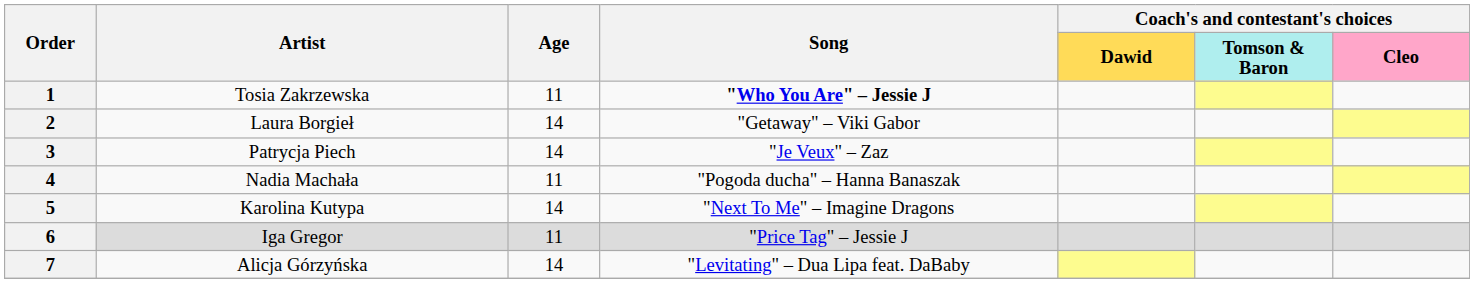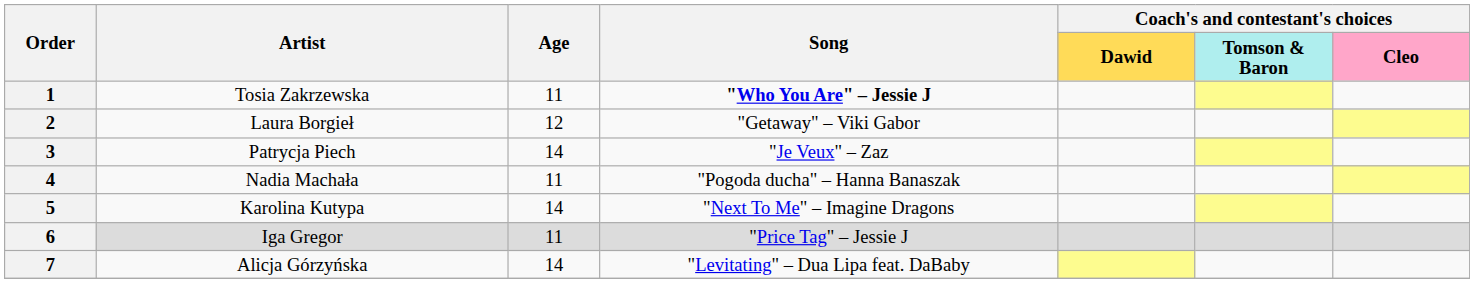(554, 123) 14 -> (554, 123) 12
